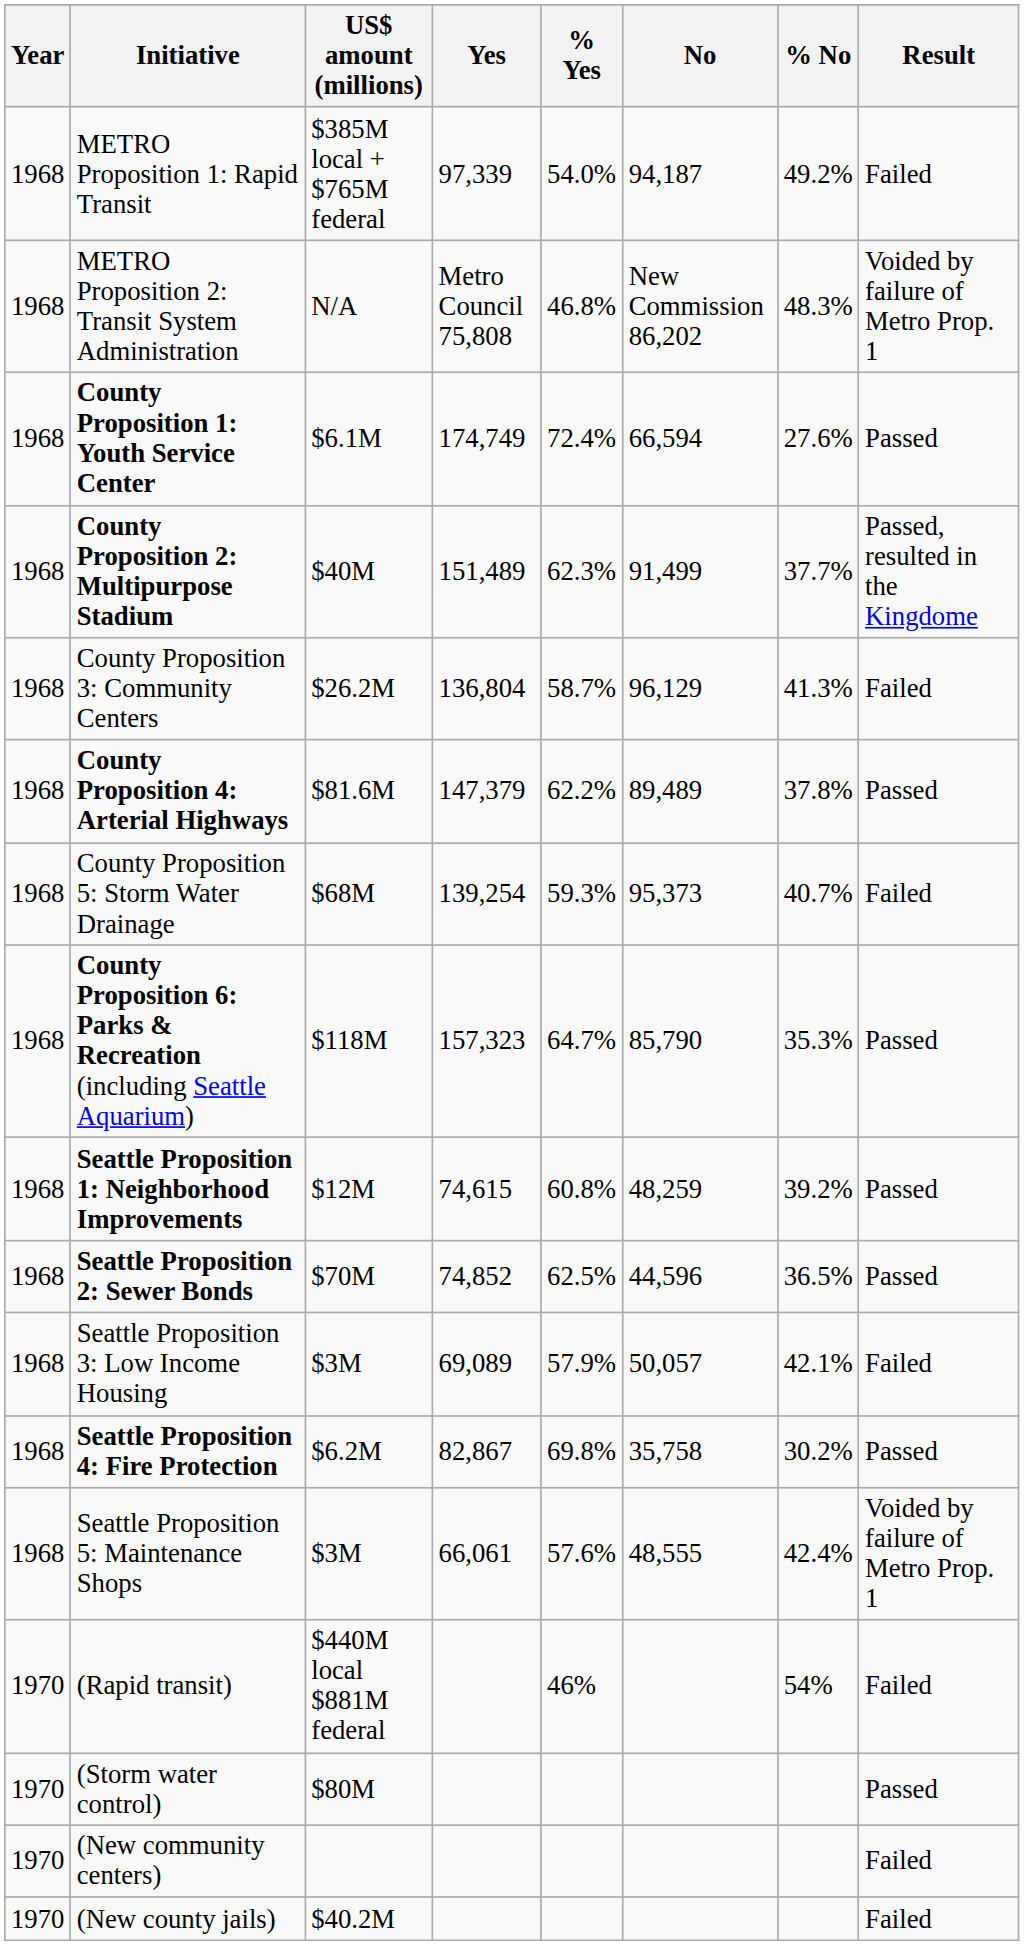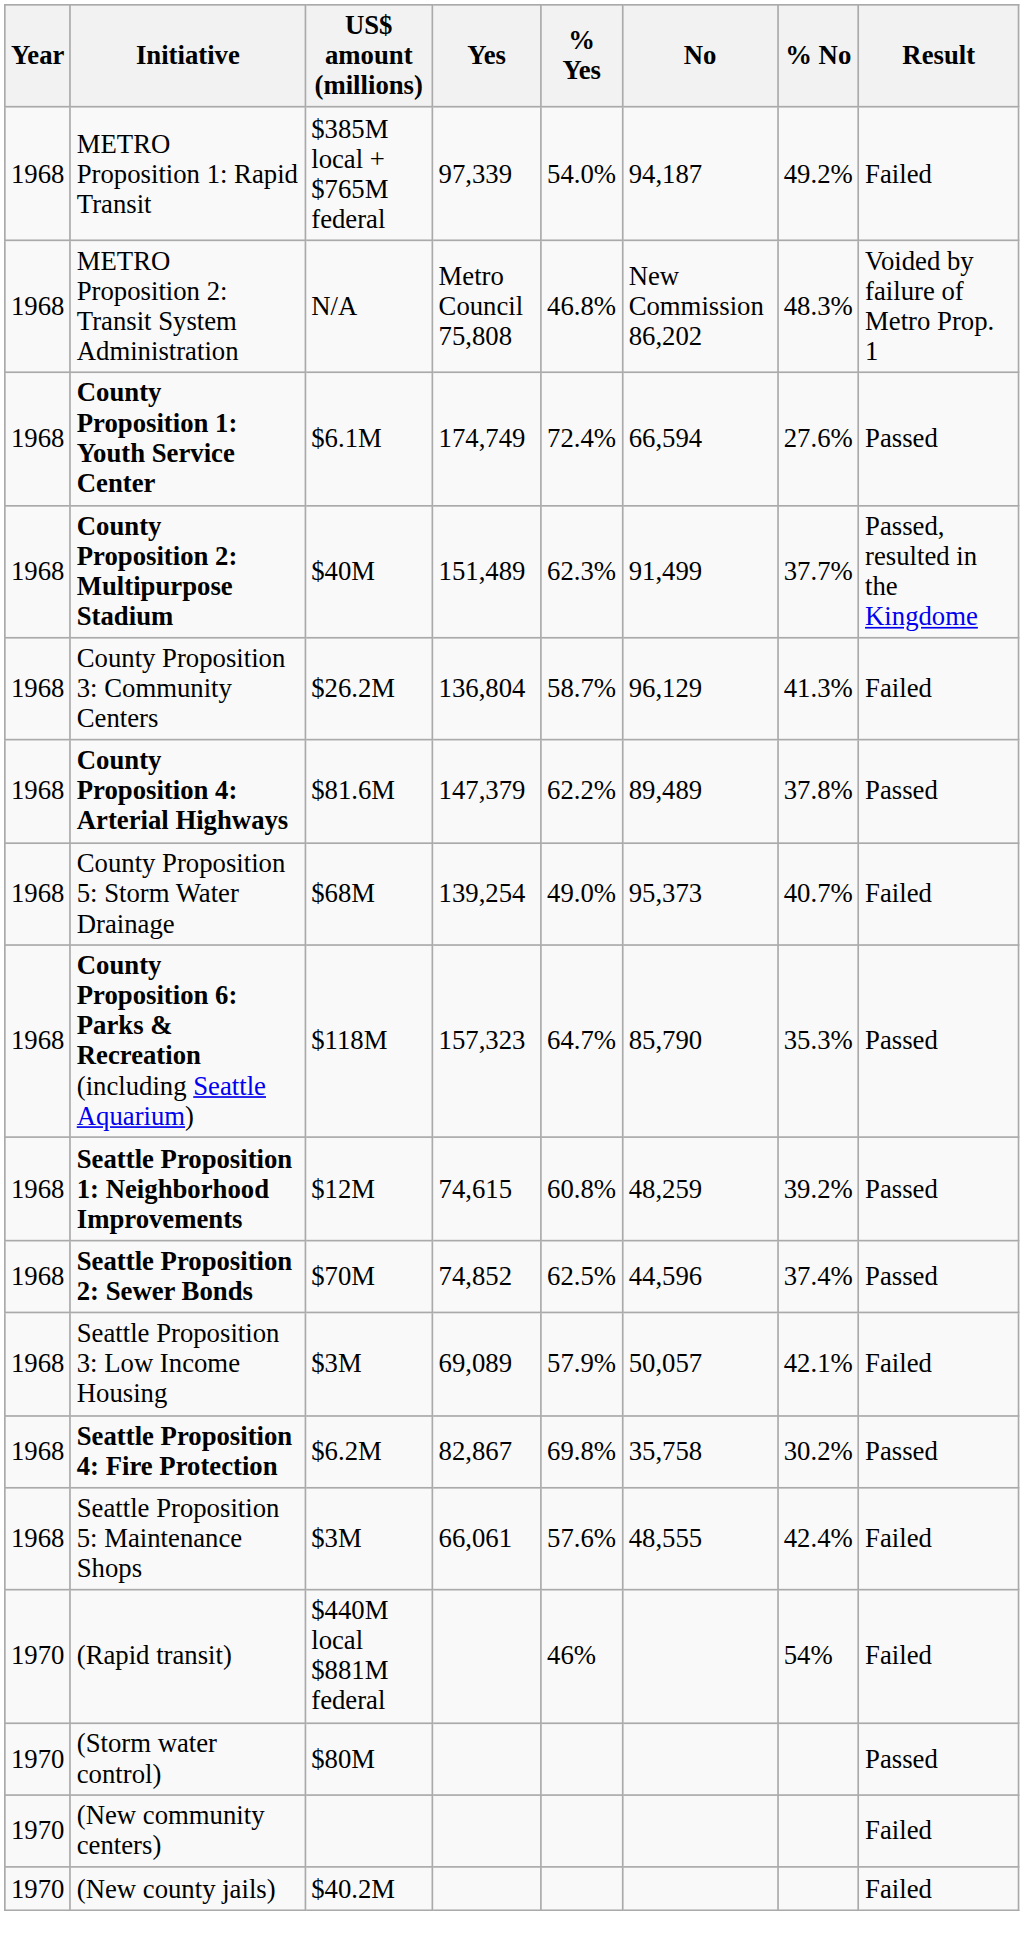(582, 893) 59.3% -> (582, 893) 49.0%
(818, 1276) 36.5% -> (818, 1276) 37.4%
(930, 1553) Voided by failure of Metro Prop. 1 -> (898, 1538) Failed
